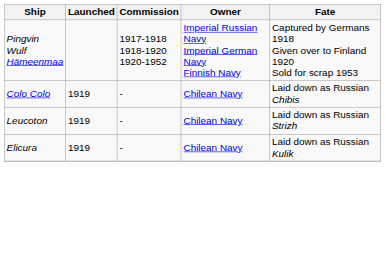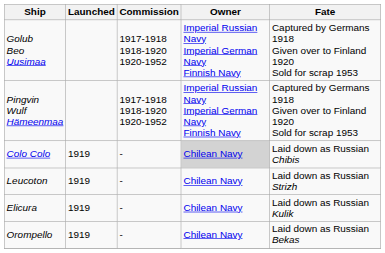+ row: (26, 50)
(213, 94) no background -> (213, 154) lightgrey background
+ row: (29, 235)
